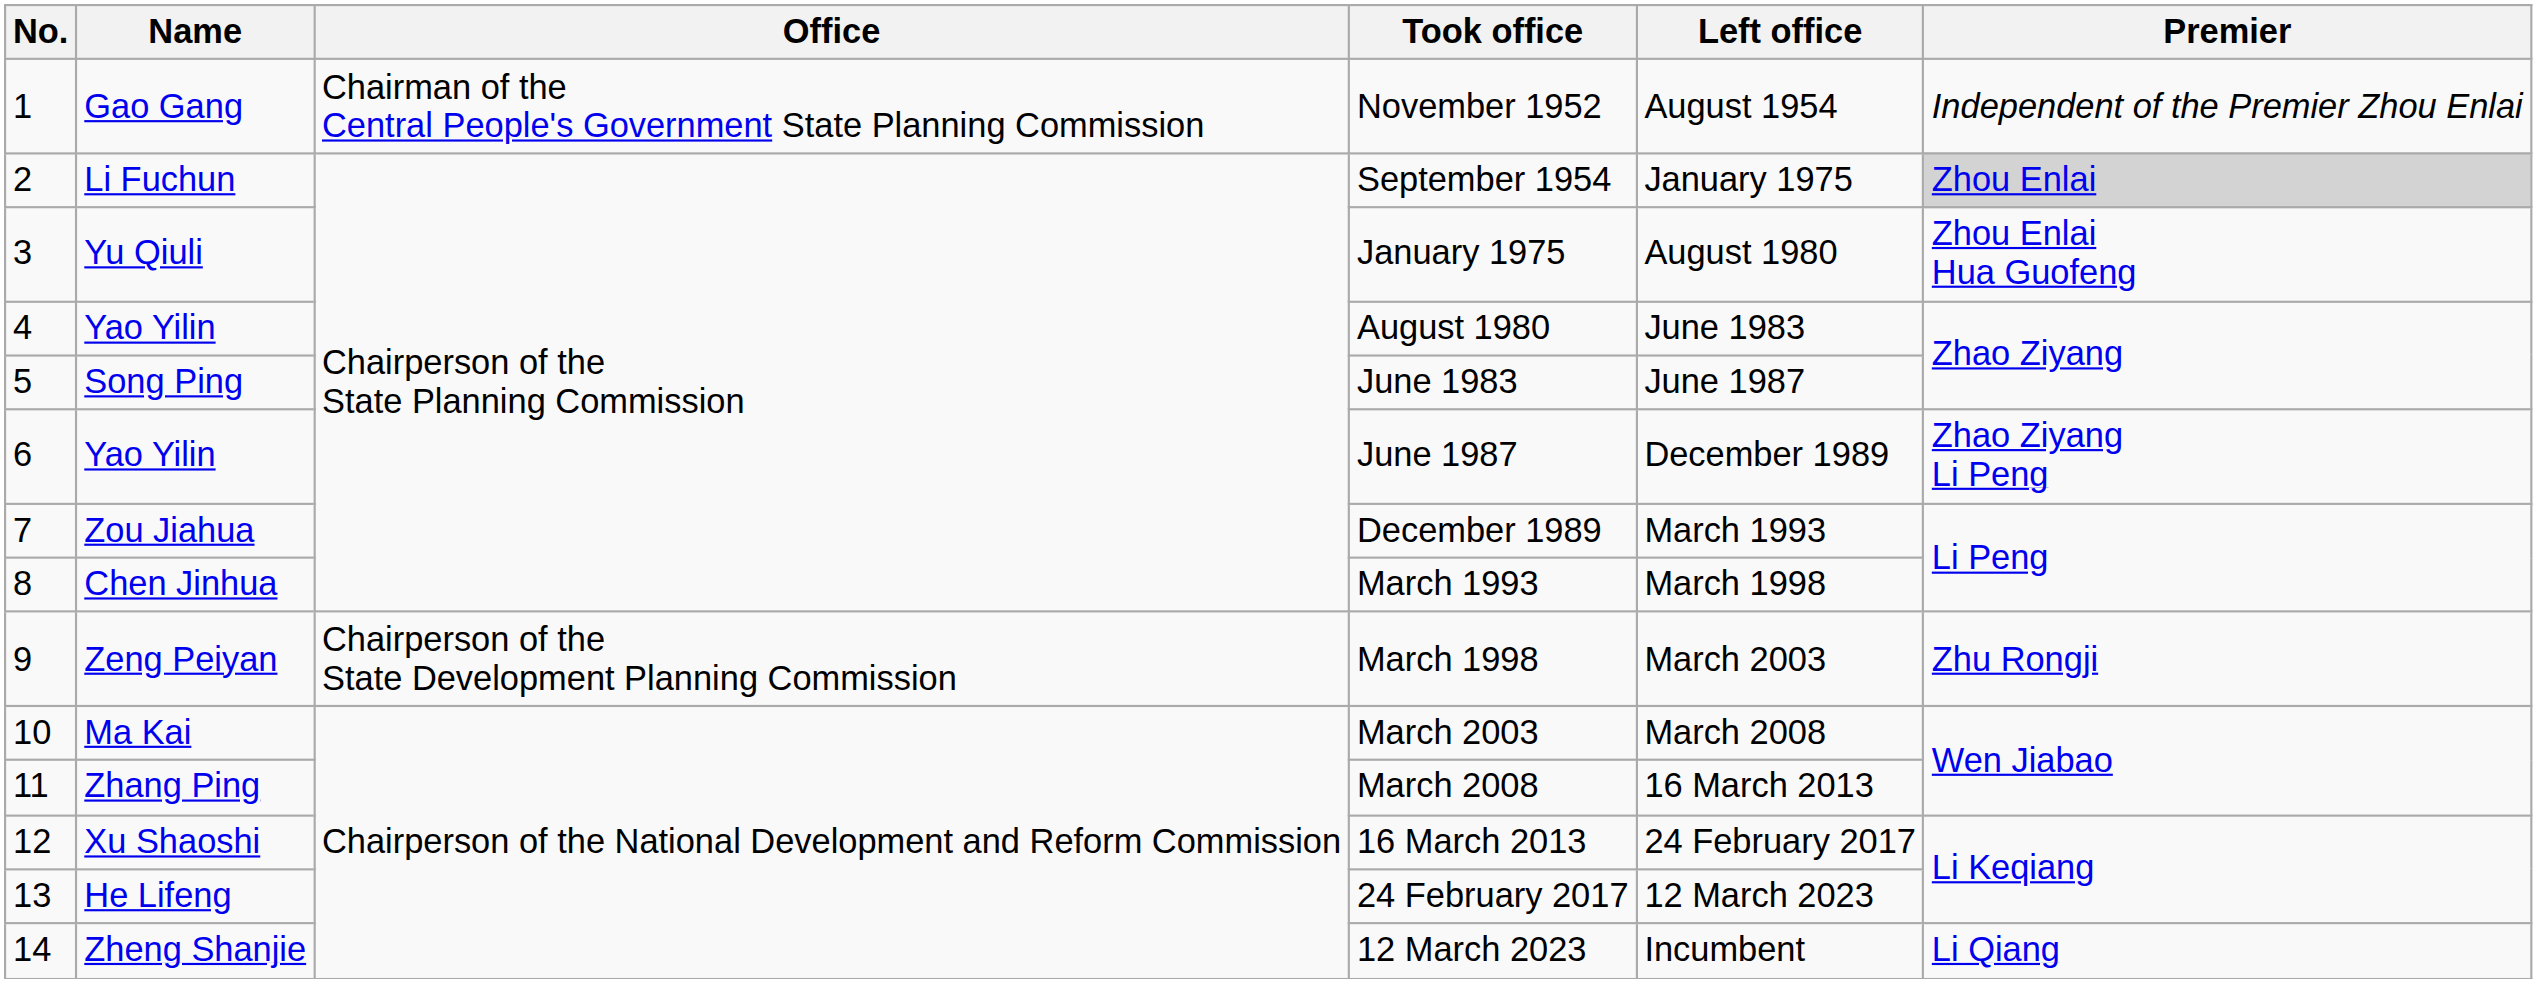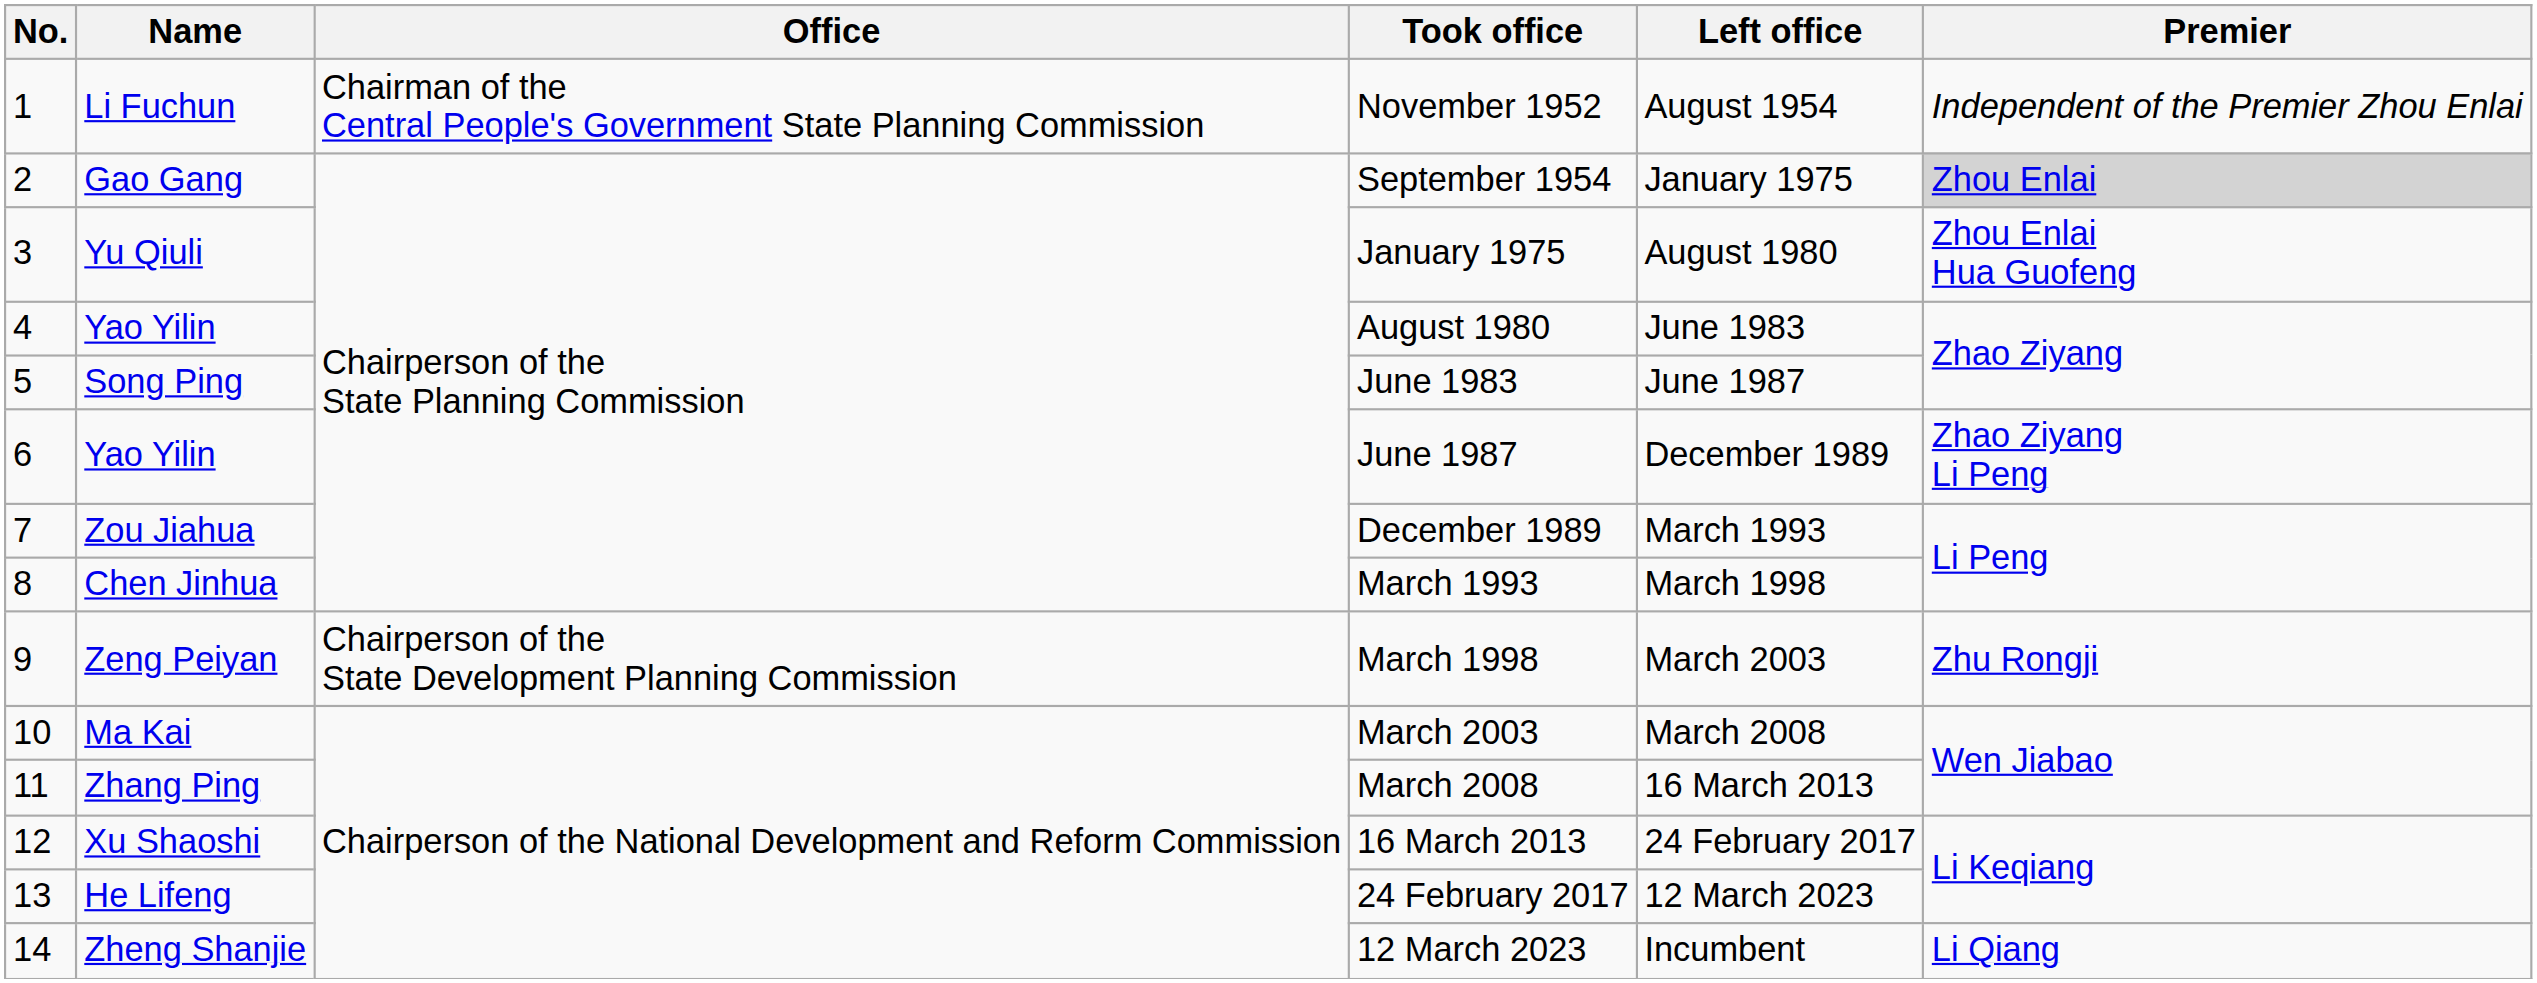(164, 105) Gao Gang -> (160, 105) Li Fuchun
(160, 179) Li Fuchun -> (164, 179) Gao Gang
